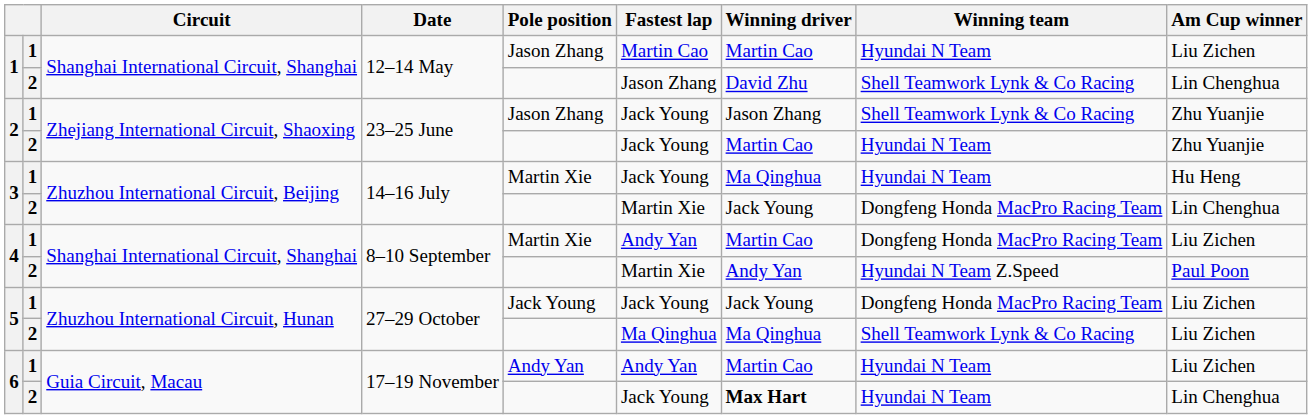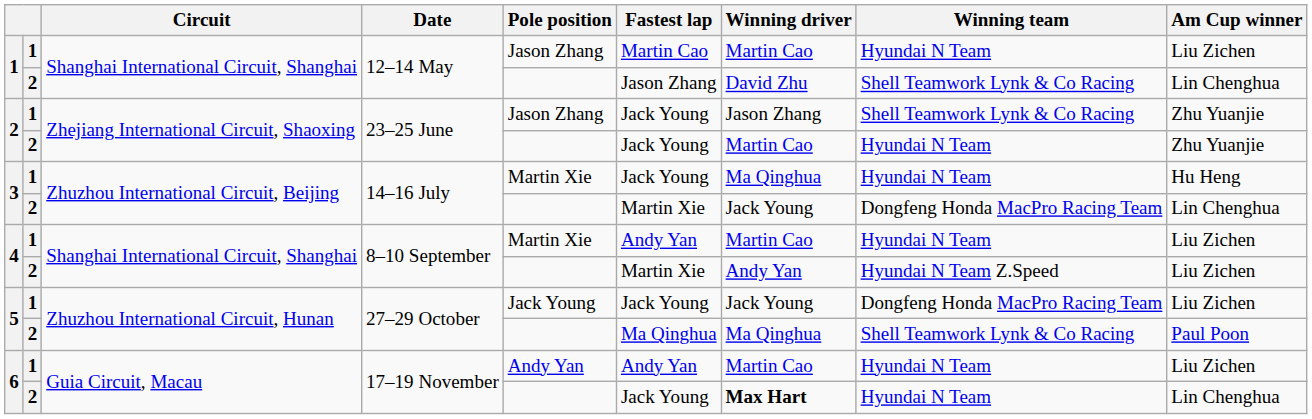(1011, 239) Dongfeng Honda MacPro Racing Team -> (926, 239) Hyundai N Team
(1210, 271) Paul Poon -> (1213, 271) Liu Zichen
(1213, 333) Liu Zichen -> (1210, 333) Paul Poon
